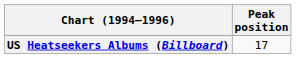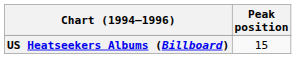(261, 45) 17 -> (261, 45) 15
